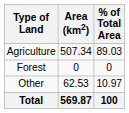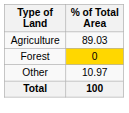- column: (76, 24)
(109, 68) no background -> (95, 56) gold background
